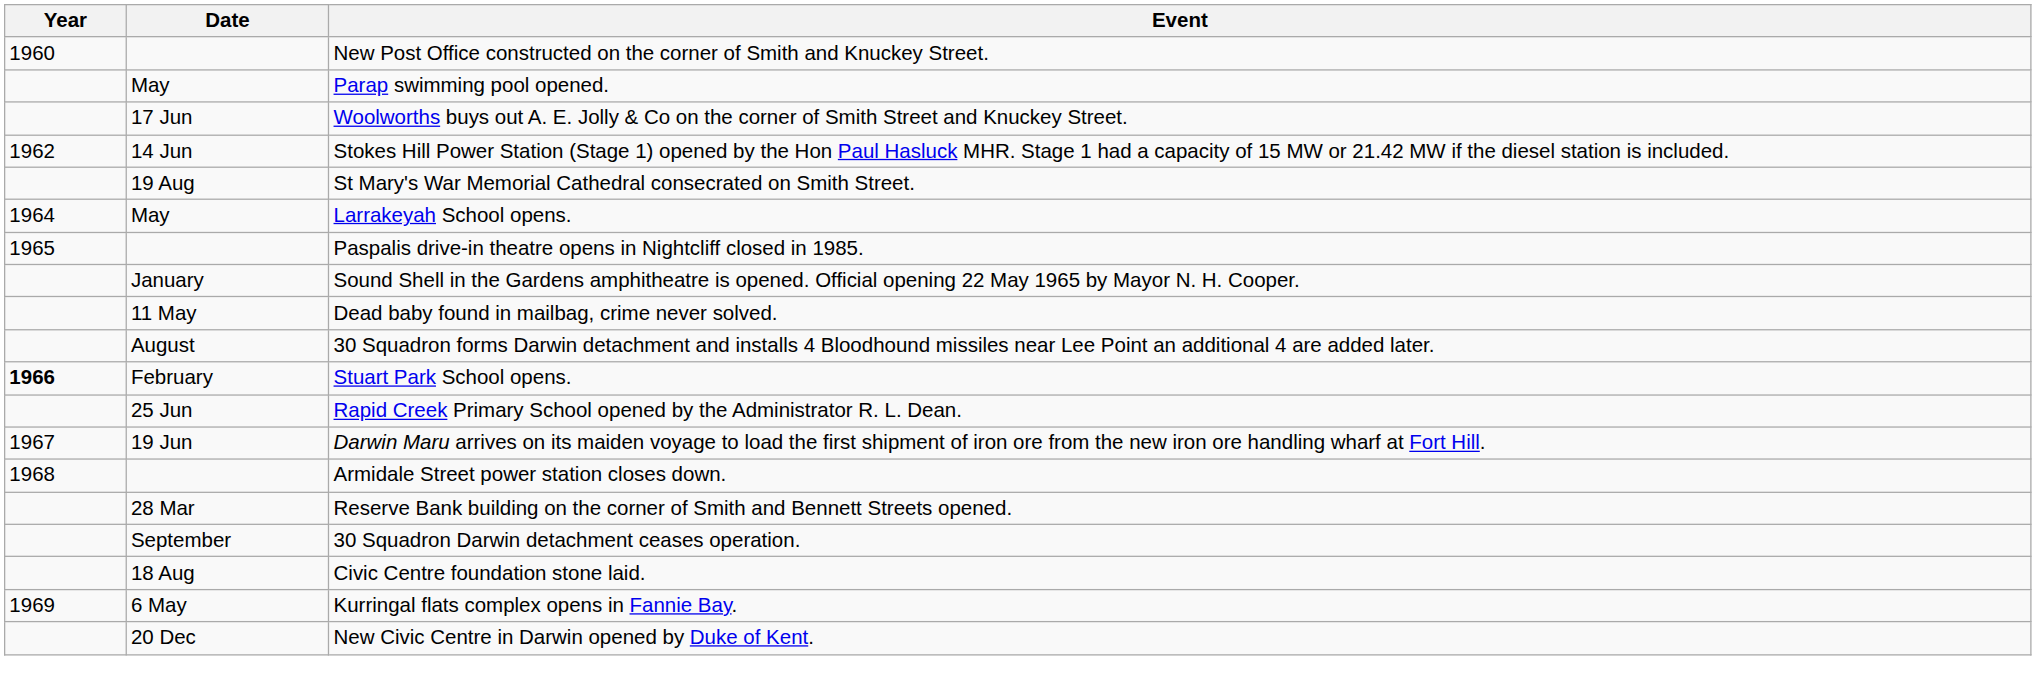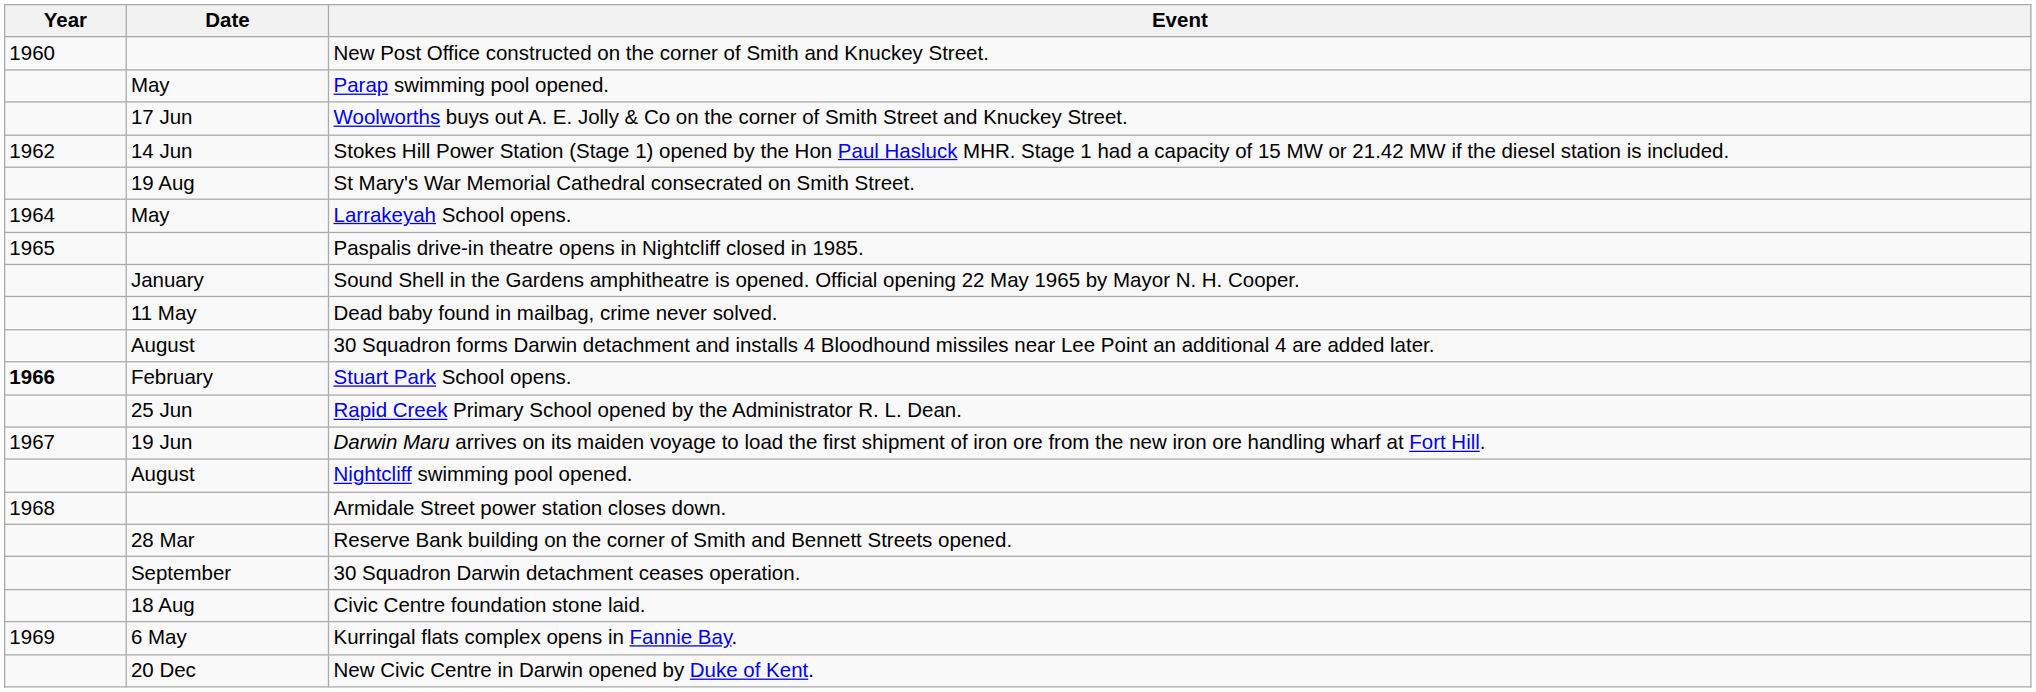+ row: (483, 475)
